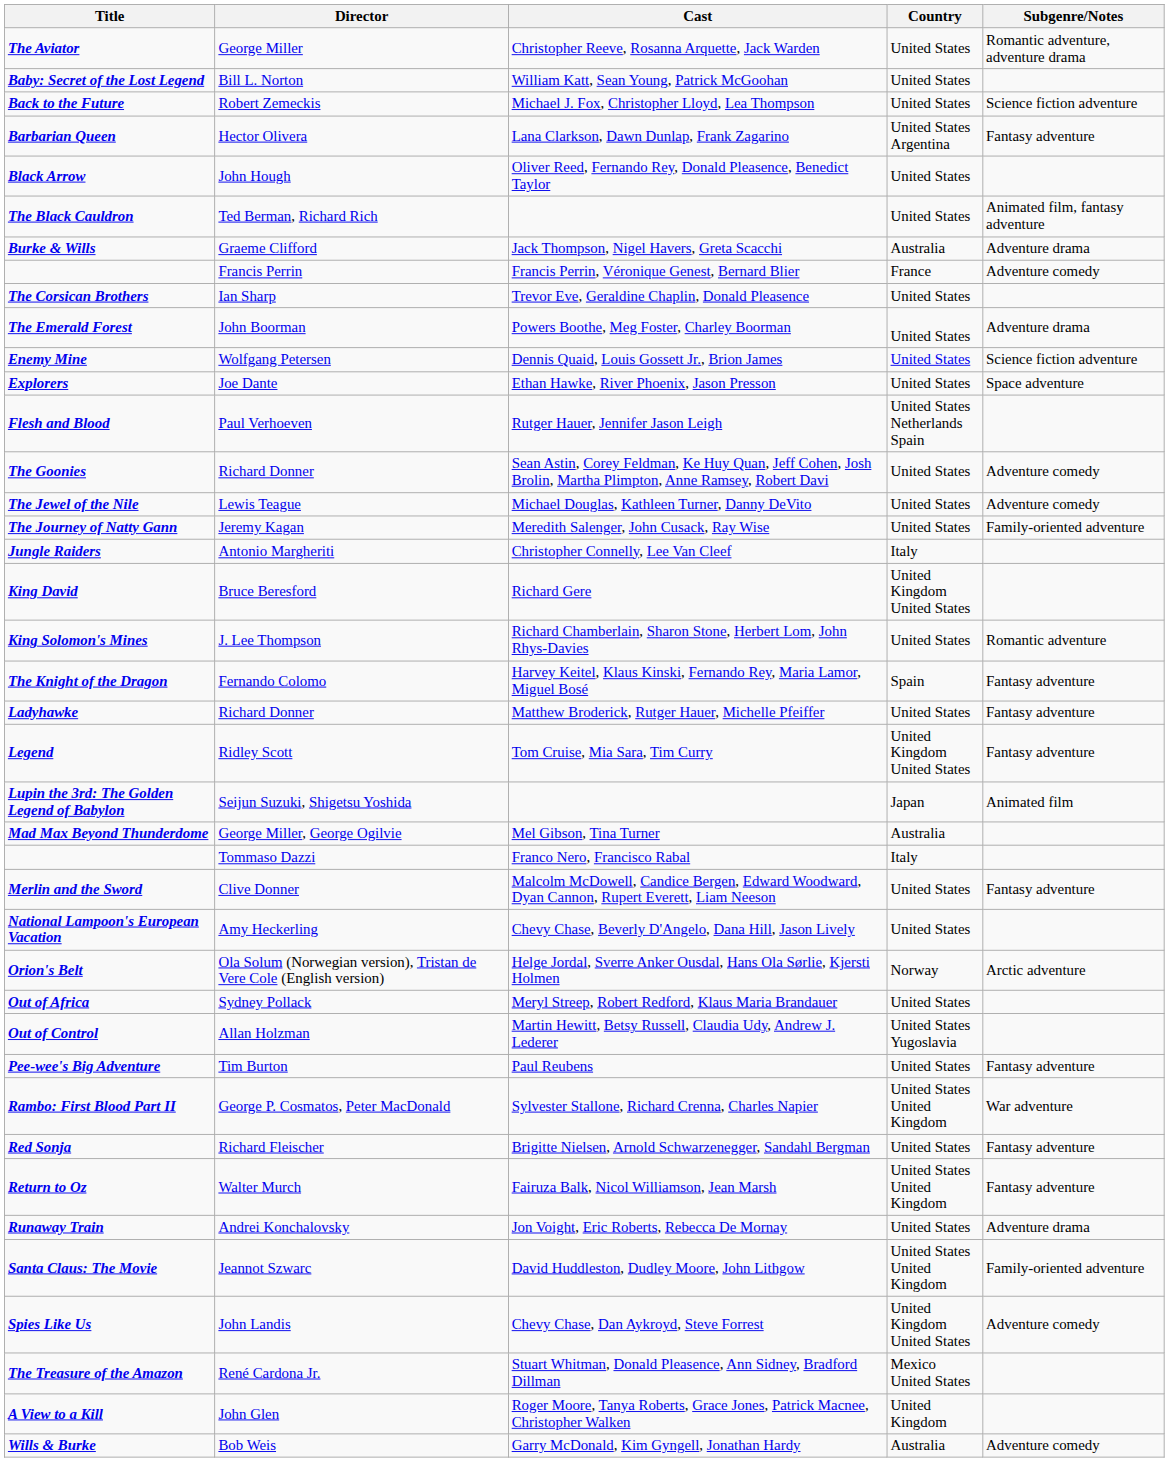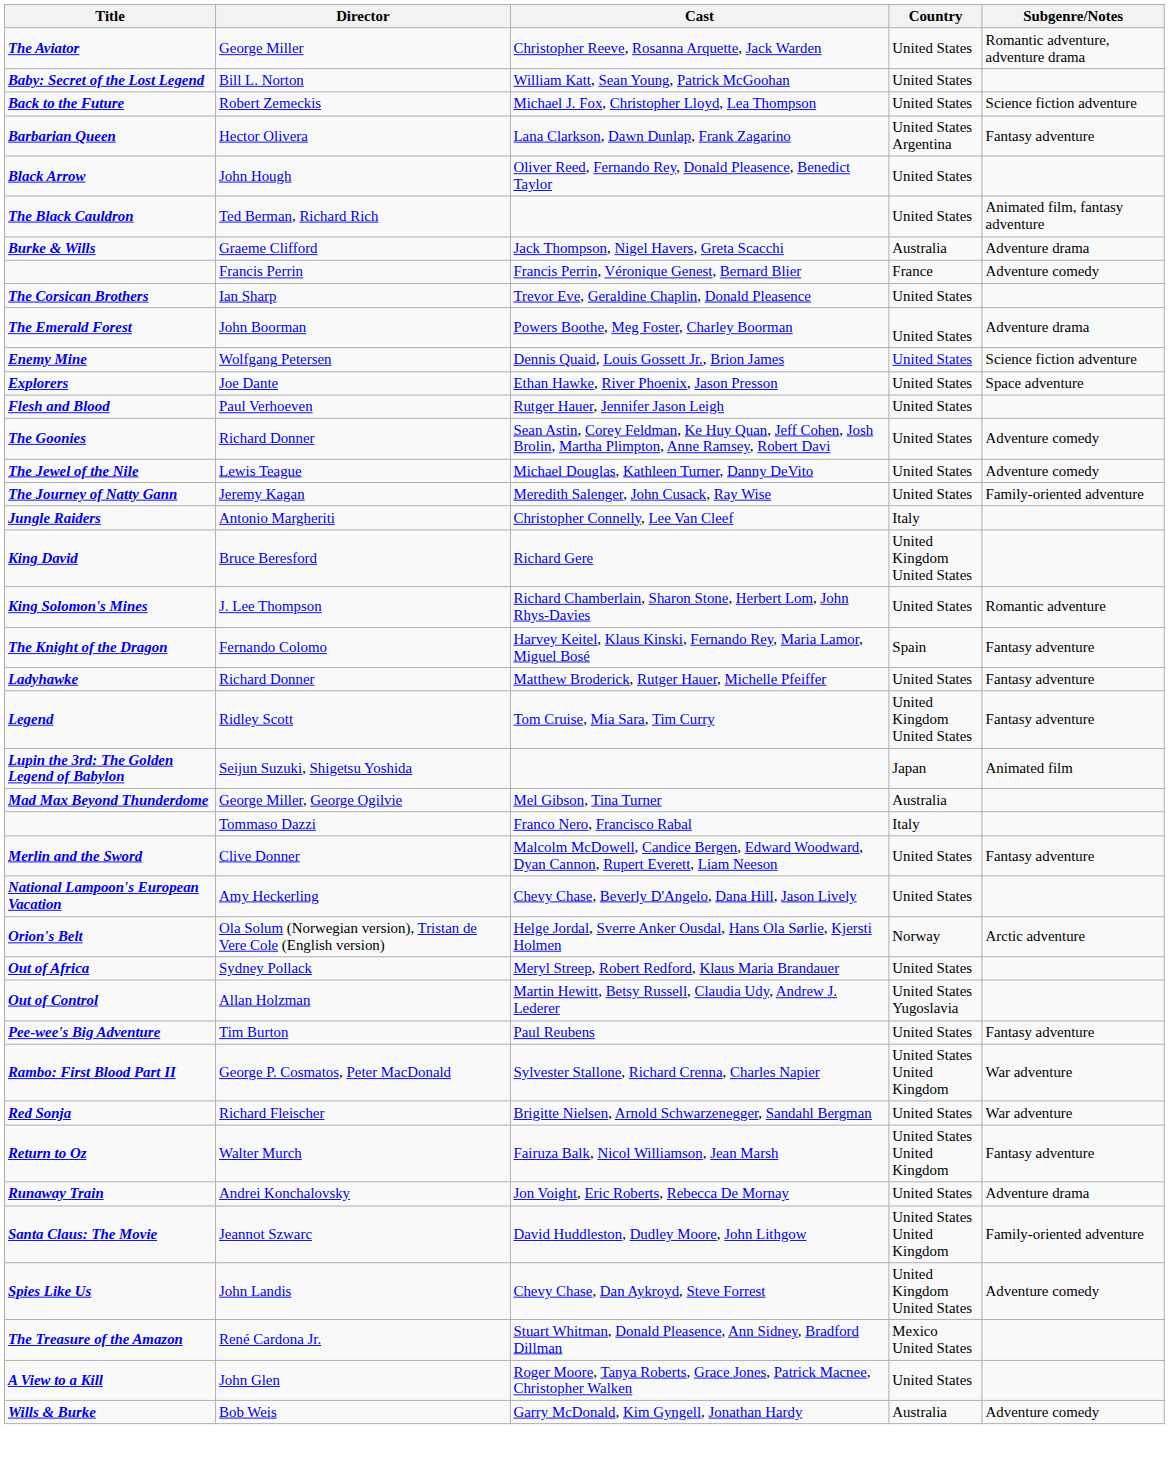(930, 423) United States Netherlands Spain -> (932, 406) United States
(1040, 1146) Fantasy adventure -> (1029, 1113) War adventure
(919, 1413) United Kingdom -> (932, 1380) United States
